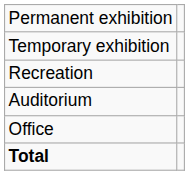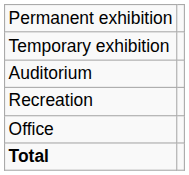rows swapped: (50, 101) <-> (51, 73)
